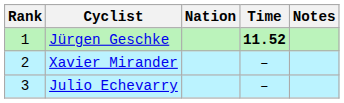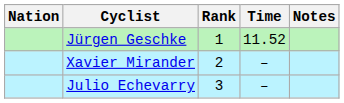columns swapped: (25, 16) <-> (210, 16)
(264, 40) bold -> (264, 40) normal
